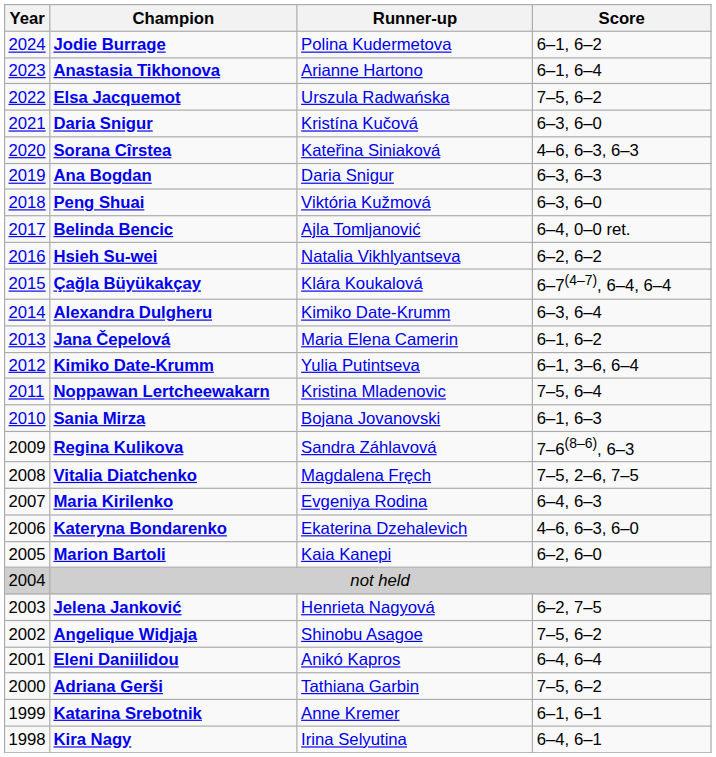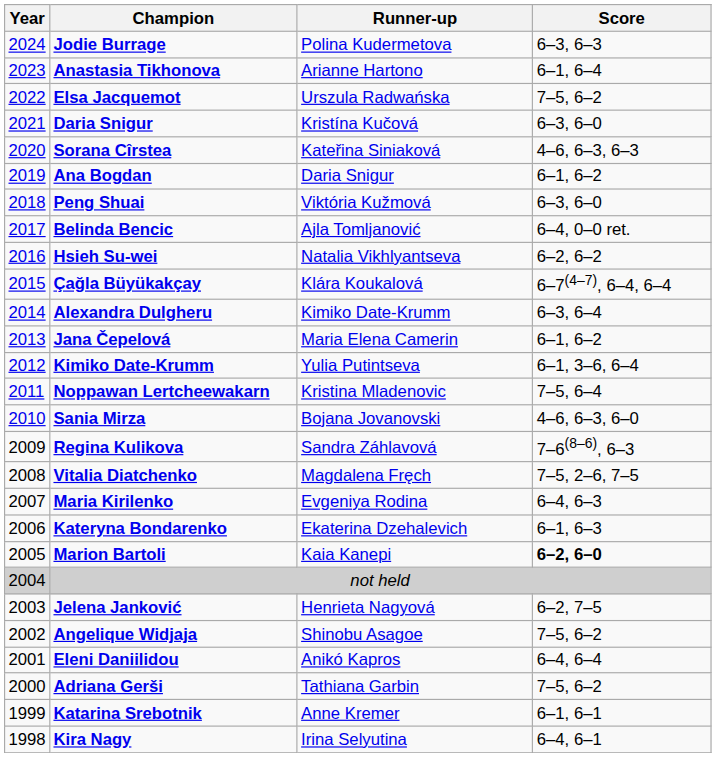(569, 45) 6–1, 6–2 -> (569, 45) 6–3, 6–3
(569, 177) 6–3, 6–3 -> (569, 177) 6–1, 6–2
(569, 418) 6–1, 6–3 -> (588, 418) 4–6, 6–3, 6–0
(588, 528) 4–6, 6–3, 6–0 -> (569, 528) 6–1, 6–3
(569, 555) normal -> (569, 555) bold
